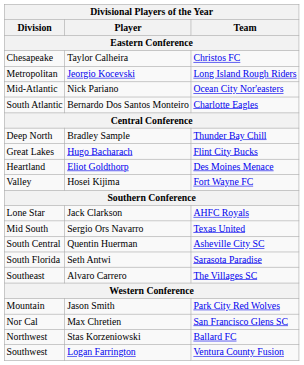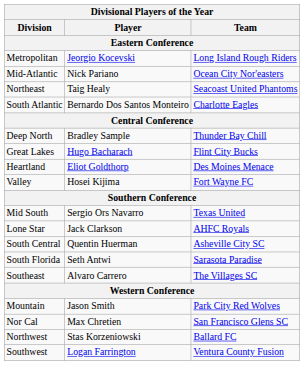- row: (30, 58)
+ row: (26, 89)
rows swapped: (26, 213) <-> (27, 228)
